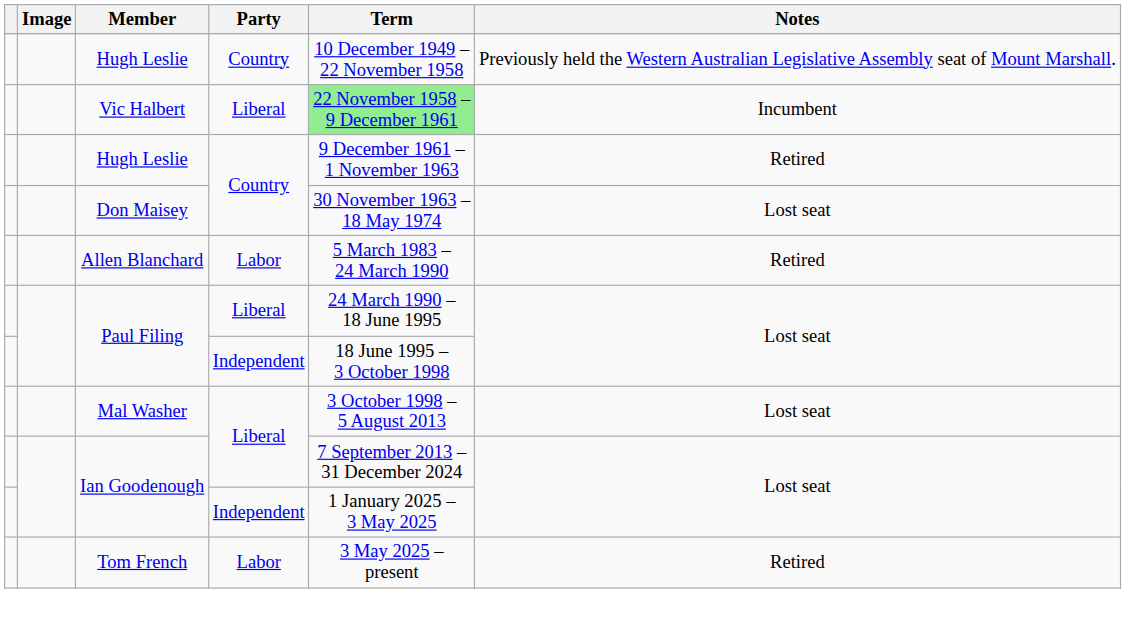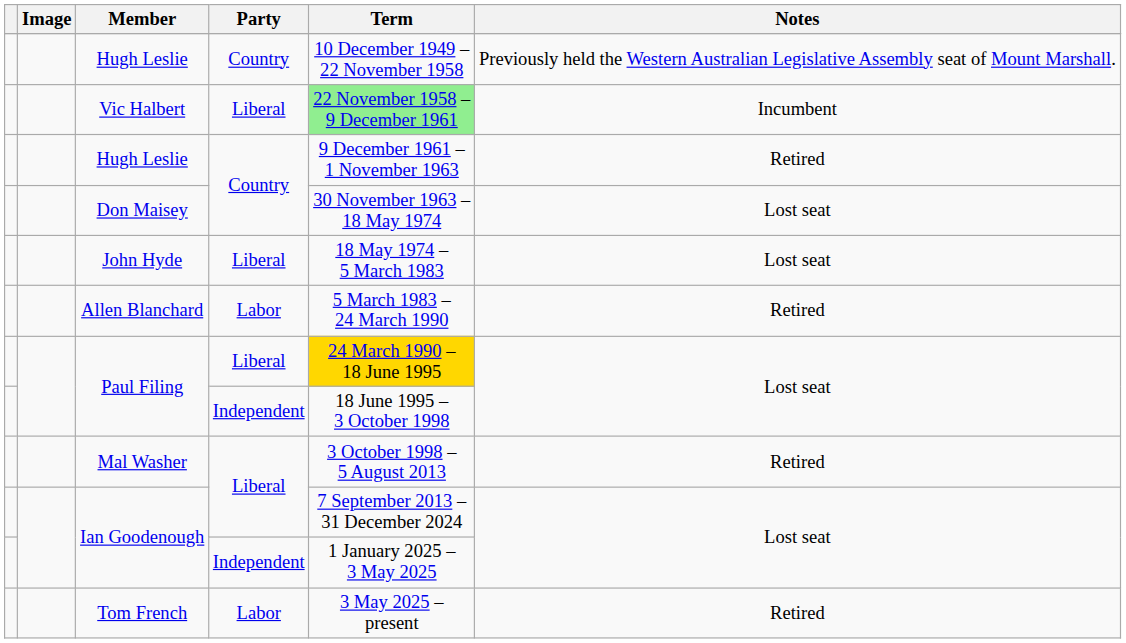+ row: (142, 260)
(392, 310) no background -> (392, 360) gold background
(797, 411) Lost seat -> (797, 461) Retired
